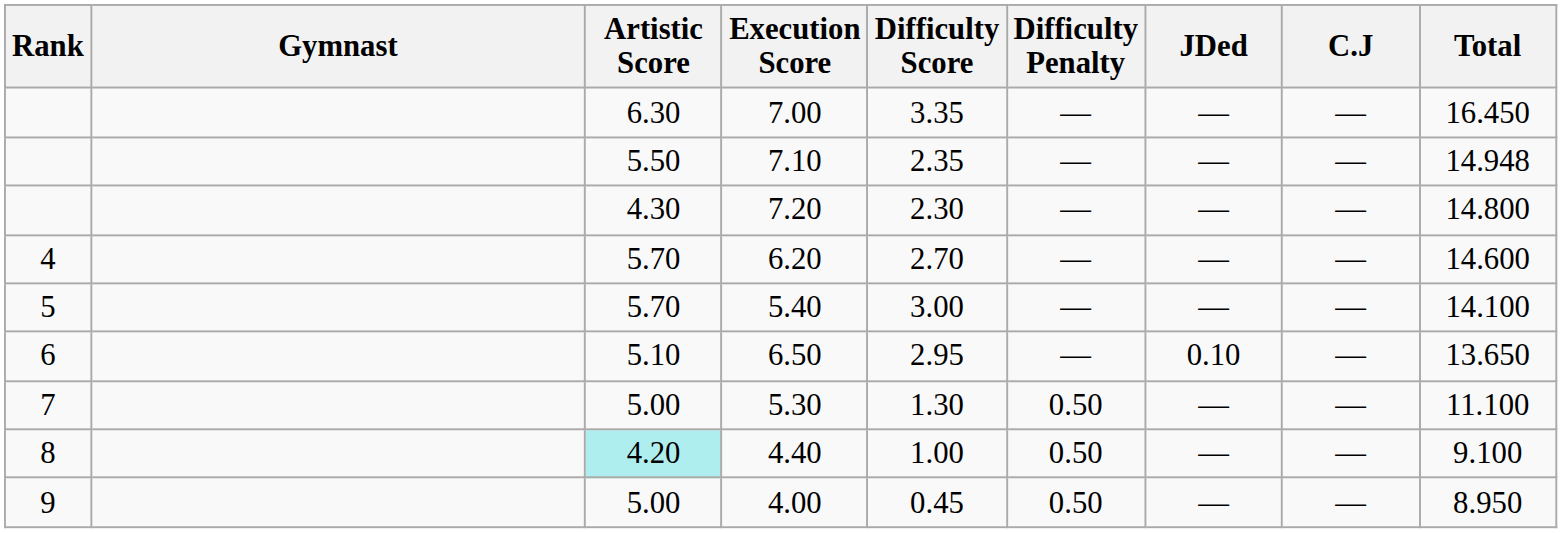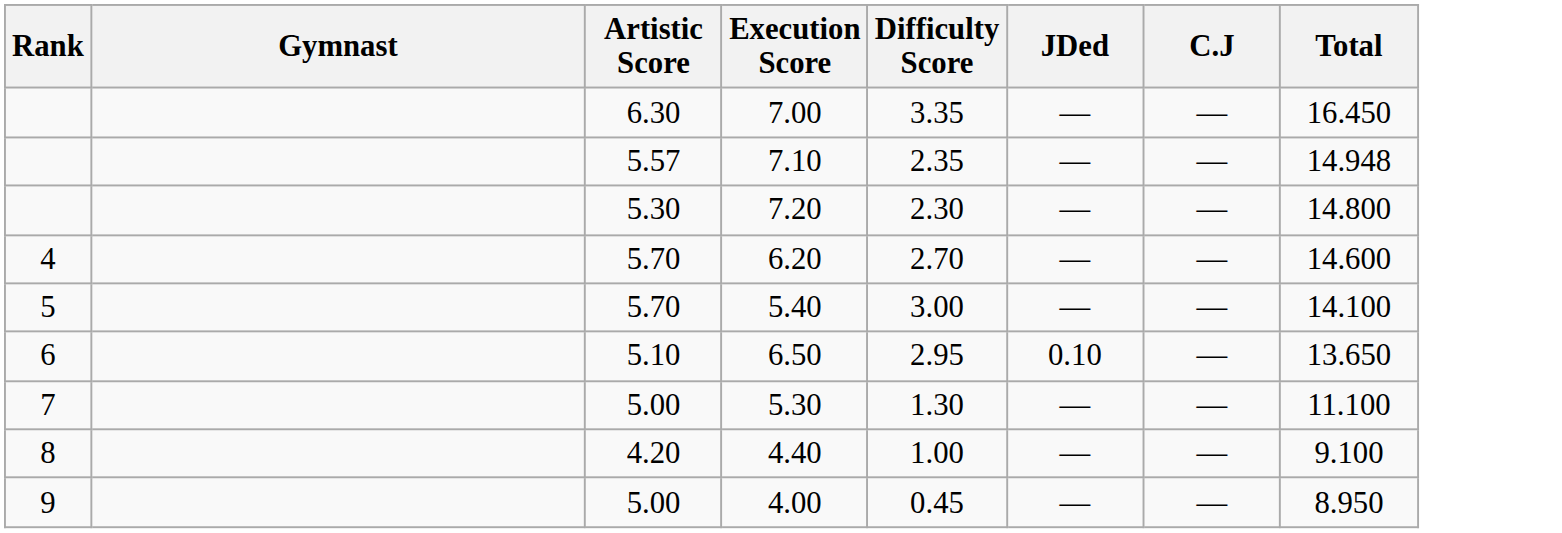- column: (1076, 46)
(654, 160) 5.50 -> (654, 160) 5.57
(654, 209) 4.30 -> (654, 209) 5.30
(654, 453) paleturquoise background -> (654, 453) no background
